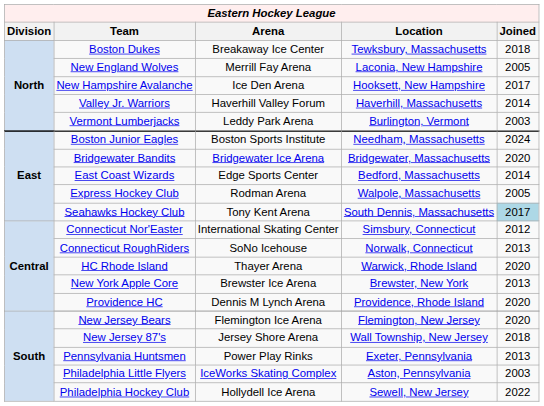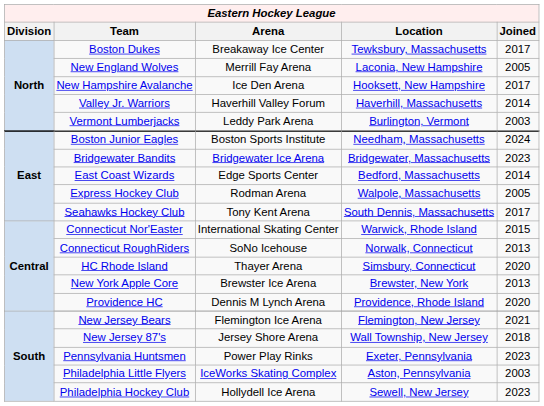(518, 49) 2018 -> (518, 49) 2017
(518, 157) 2020 -> (518, 157) 2023
(518, 212) lightblue background -> (518, 212) no background
(419, 230) Simsbury, Connecticut -> (419, 230) Warwick, Rhode Island
(518, 230) 2012 -> (518, 230) 2015
(419, 266) Warwick, Rhode Island -> (419, 266) Simsbury, Connecticut
(518, 320) 2020 -> (518, 320) 2021
(518, 356) 2013 -> (518, 356) 2023
(518, 392) 2022 -> (518, 392) 2023
